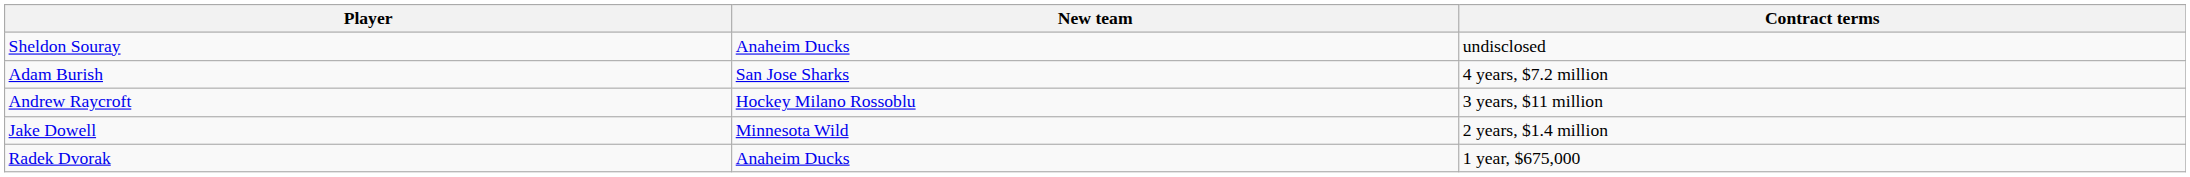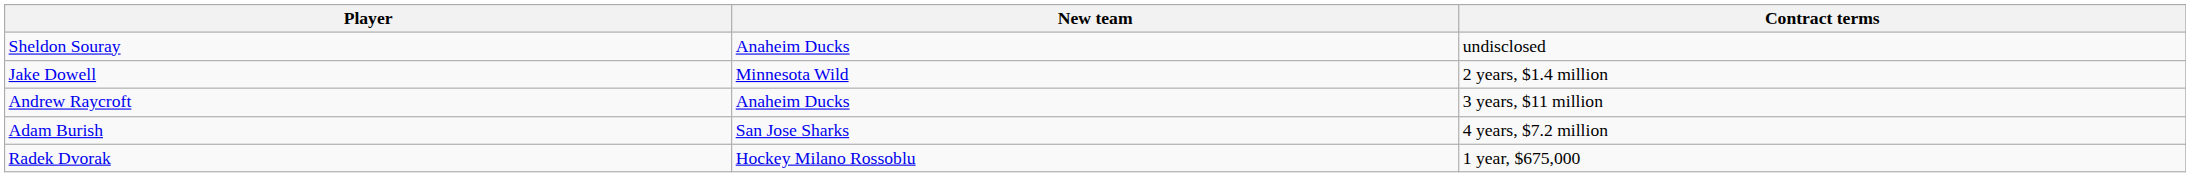rows swapped: (56, 74) <-> (52, 130)
(826, 102) Hockey Milano Rossoblu -> (793, 102) Anaheim Ducks
(793, 158) Anaheim Ducks -> (826, 158) Hockey Milano Rossoblu
